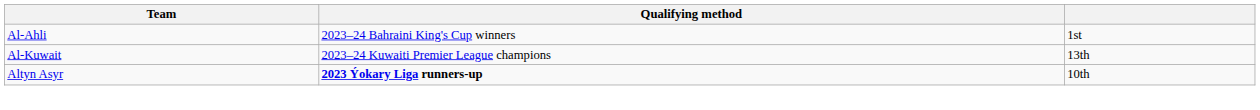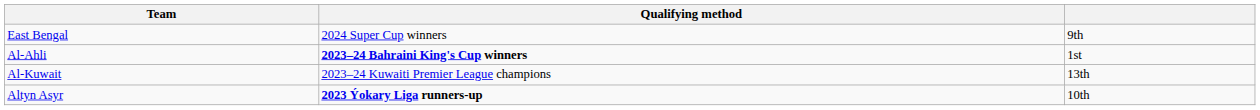+ row: (38, 34)
(418, 34) normal -> (424, 54) bold
